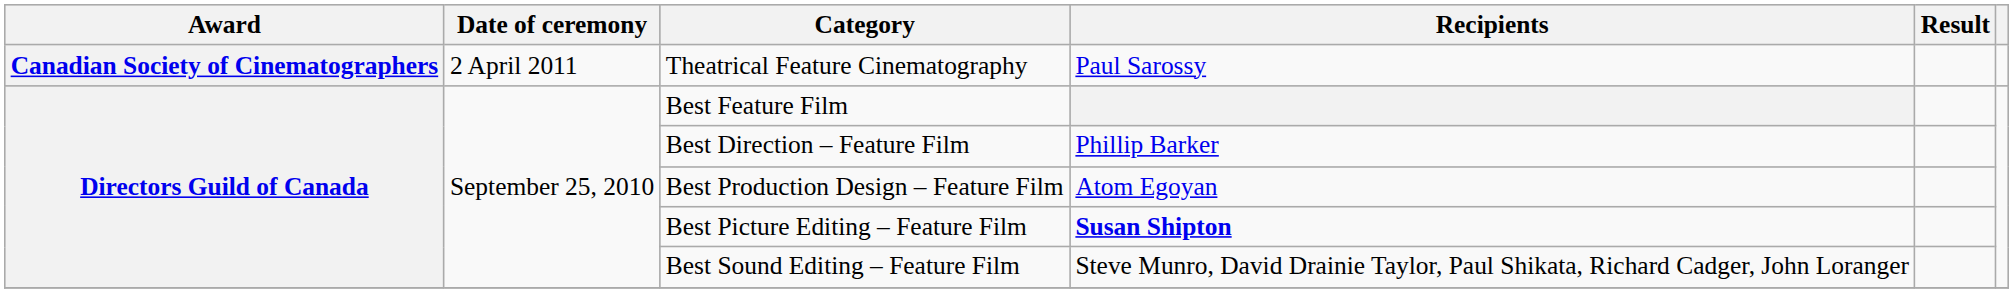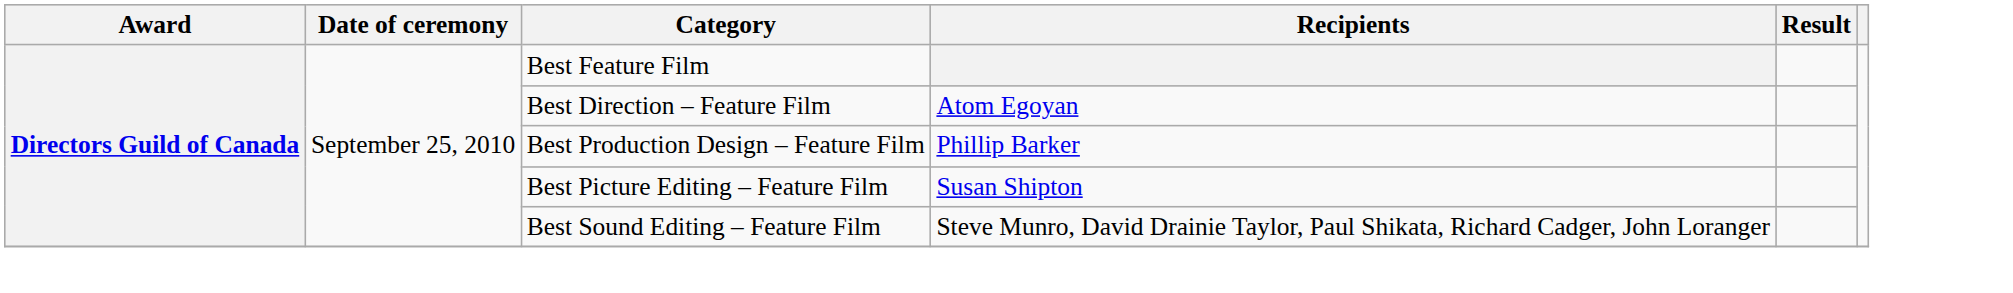- row: (847, 65)
(1147, 145) Phillip Barker -> (1007, 105) Atom Egoyan
(1146, 186) Atom Egoyan -> (1008, 145) Phillip Barker
(1154, 226) bold -> (1010, 186) normal
